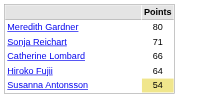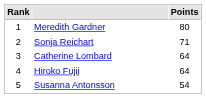+ column: (18, 12)
(158, 56) 66 -> (185, 56) 64
(158, 86) khaki background -> (185, 86) no background
